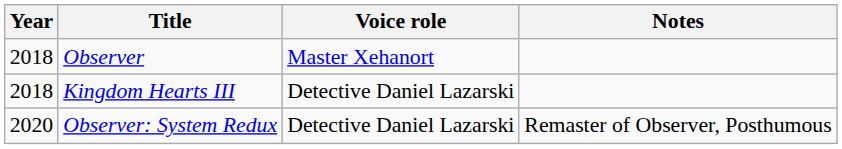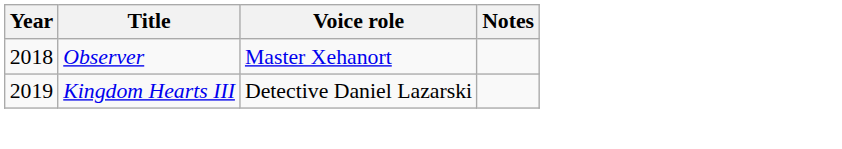(31, 90) 2018 -> (31, 90) 2019
- row: (170, 125)
